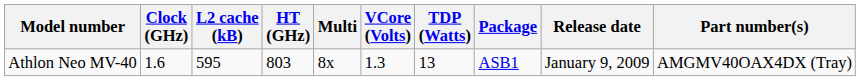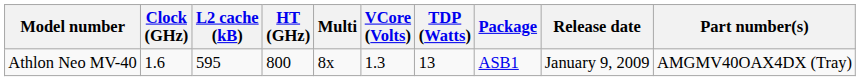(279, 62) 803 -> (279, 62) 800
